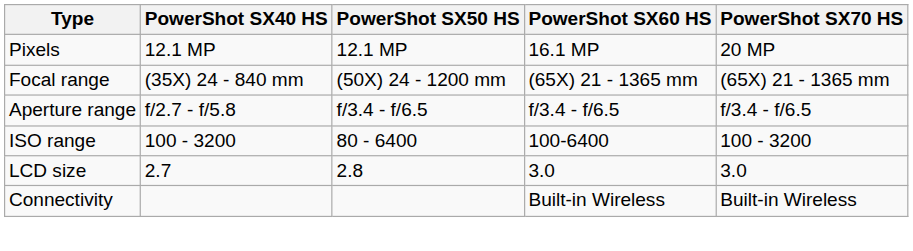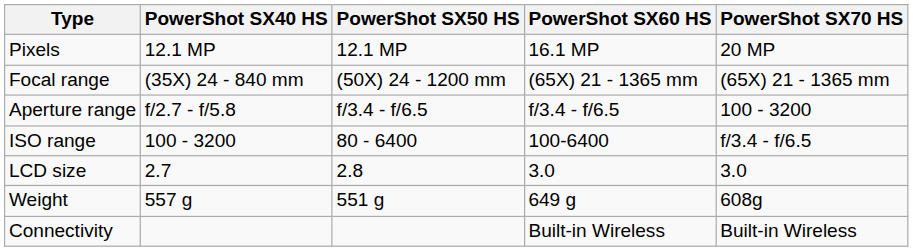(766, 110) f/3.4 - f/6.5 -> (766, 110) 100 - 3200
(766, 140) 100 - 3200 -> (766, 140) f/3.4 - f/6.5
+ row: (38, 200)
